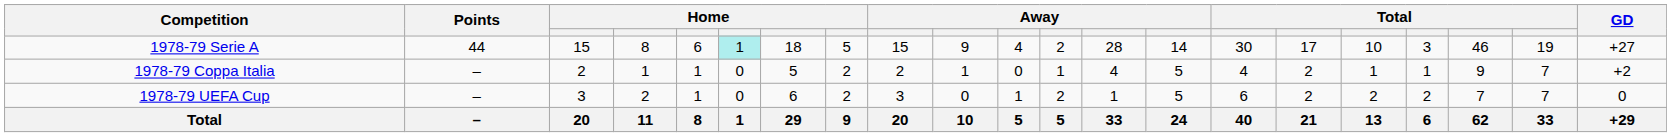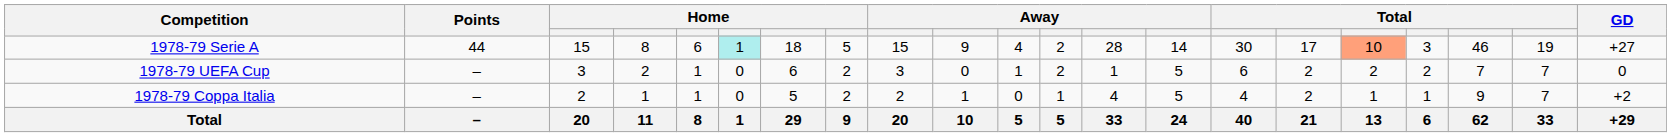(1373, 47) no background -> (1373, 47) lightsalmon background
rows swapped: (205, 71) <-> (205, 95)
